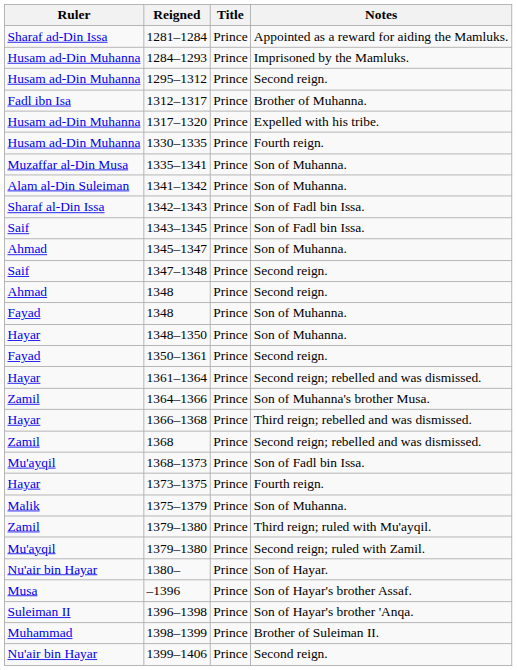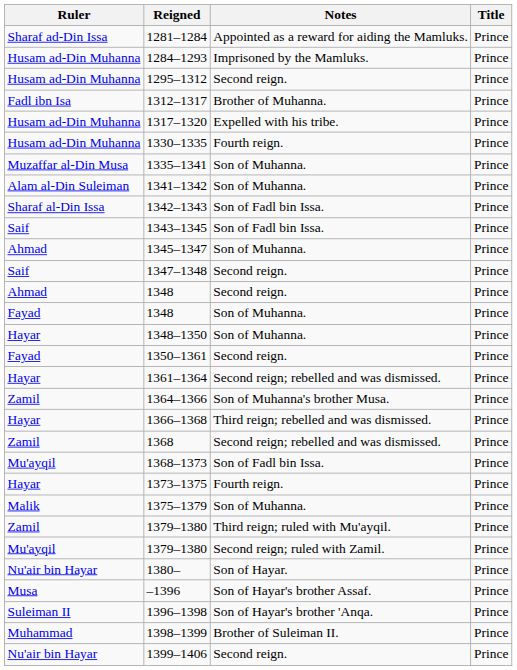columns swapped: (230, 15) <-> (381, 15)
